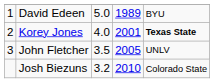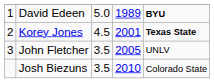(155, 13) normal -> (155, 13) bold
(102, 31) 4.0 -> (102, 31) 4.5
(102, 68) 3.2 -> (102, 68) 3.5
